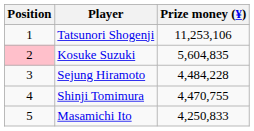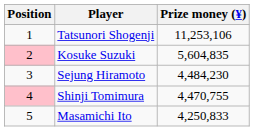(203, 75) 4,484,228 -> (203, 75) 4,484,230
(29, 95) no background -> (29, 95) pink background
